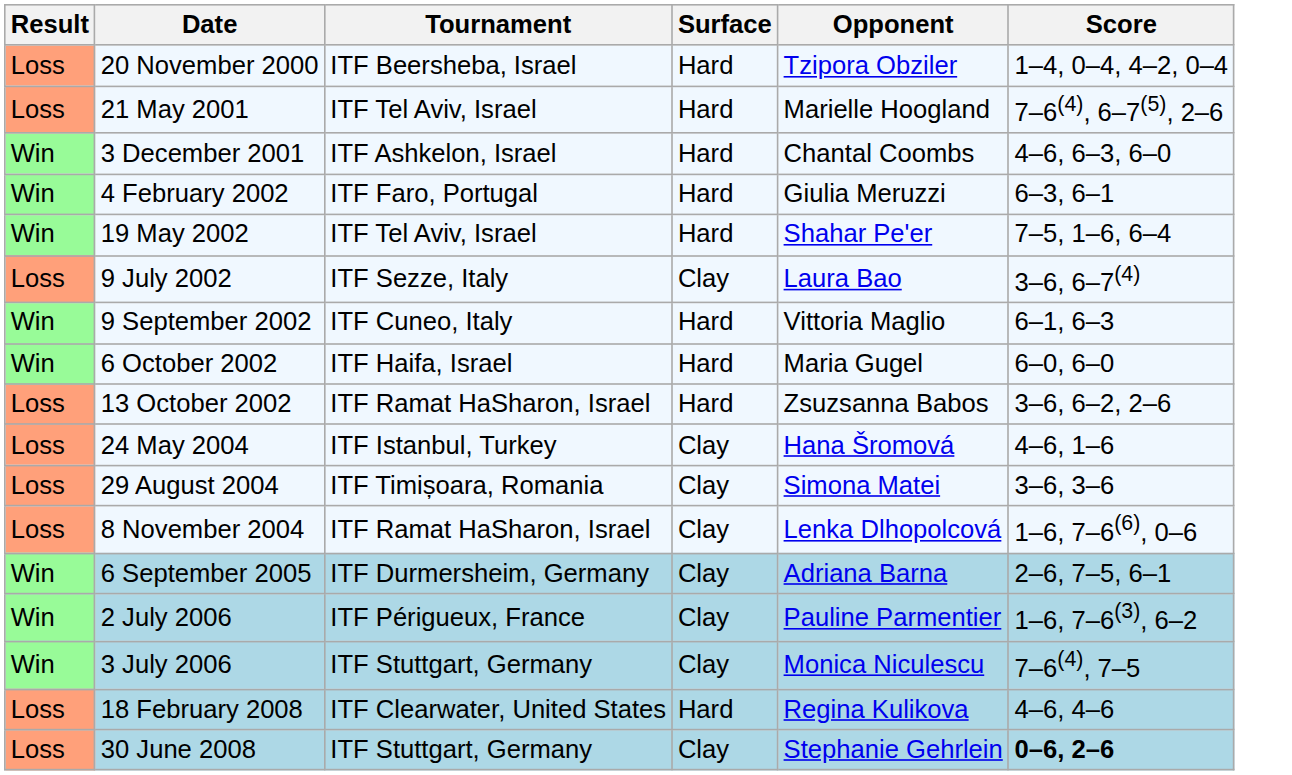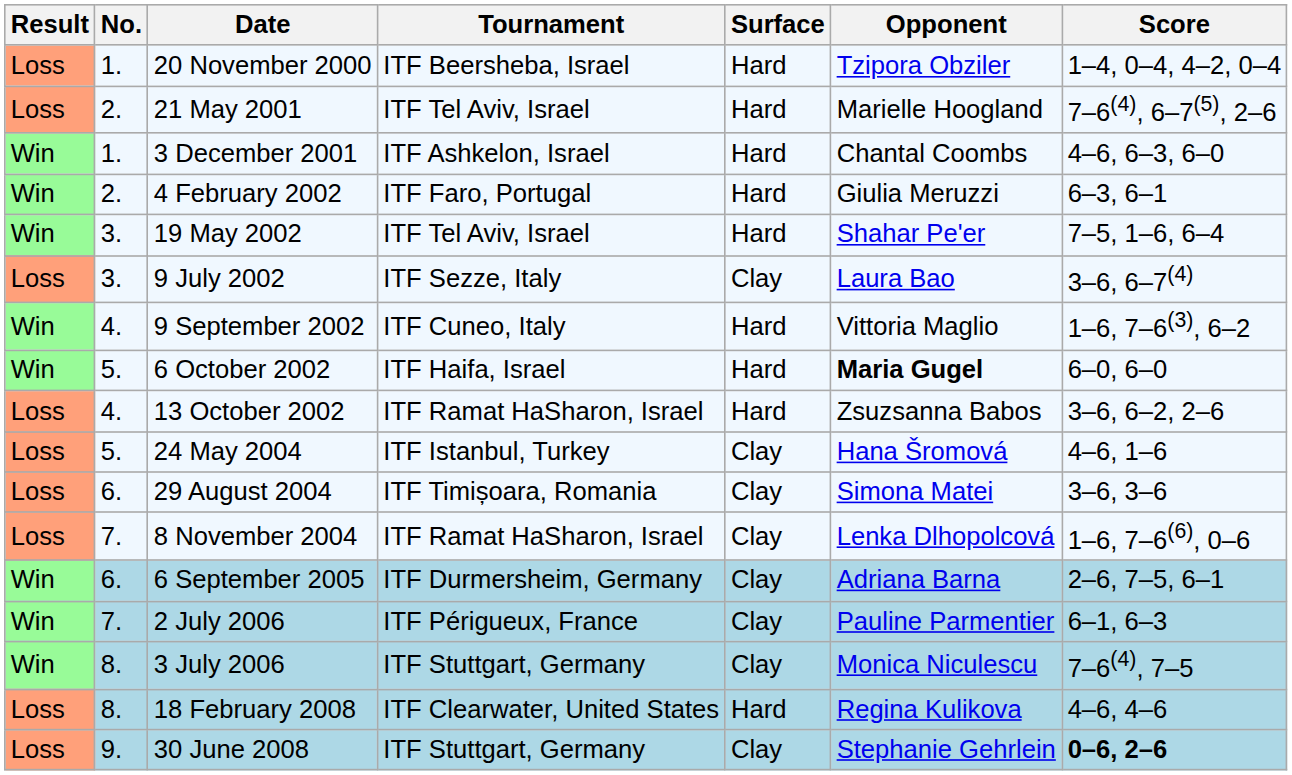+ column: (121, 24)
(1064, 322) 6–1, 6–3 -> (1159, 326) 1–6, 7–6(3), 6–2
(853, 363) normal -> (910, 370) bold
(1106, 617) 1–6, 7–6(3), 6–2 -> (1117, 620) 6–1, 6–3
